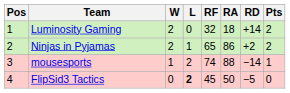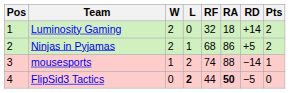(210, 46) 65 -> (210, 46) 68
(249, 46) +2 -> (249, 46) +5
(210, 79) 45 -> (210, 79) 44
(229, 79) normal -> (229, 79) bold
